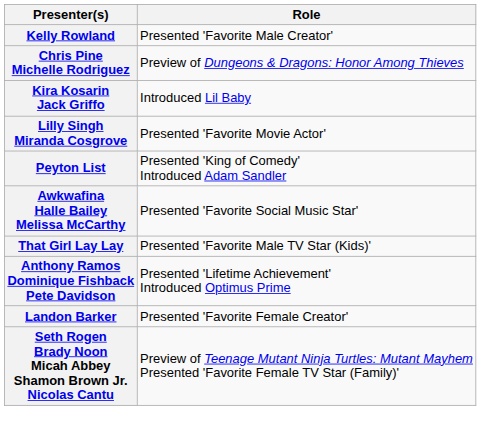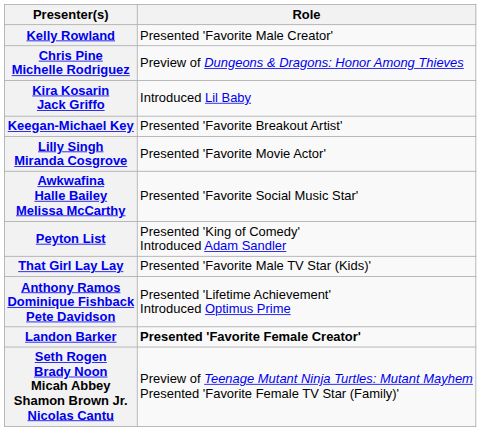+ row: (71, 126)
rows swapped: (71, 168) <-> (71, 210)
(244, 316) normal -> (251, 336) bold
